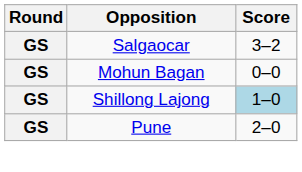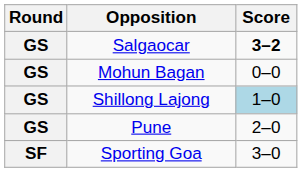(266, 45) normal -> (266, 45) bold
+ row: (151, 153)
